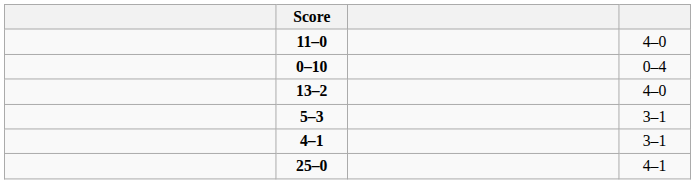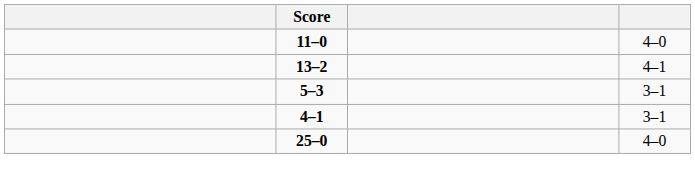- row: (312, 66)
(655, 91) 4–0 -> (655, 66) 4–1
(655, 166) 4–1 -> (655, 141) 4–0
